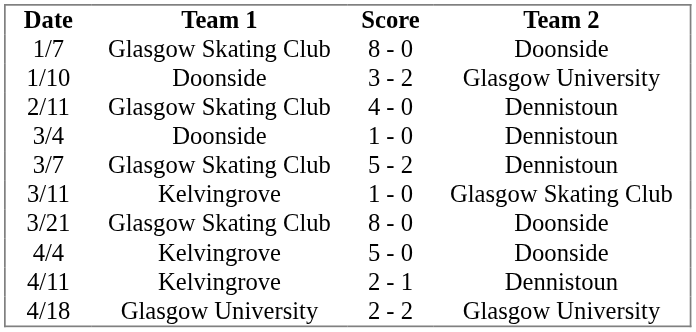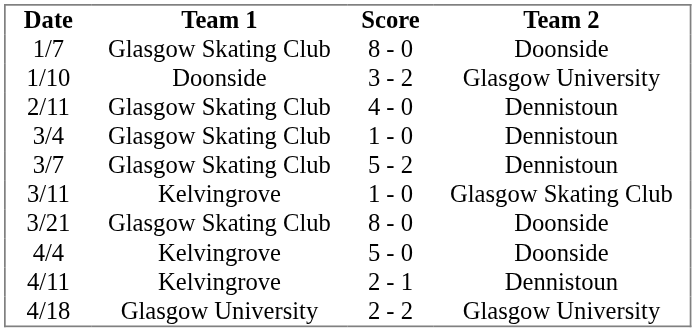(219, 136) Doonside -> (219, 136) Glasgow Skating Club
